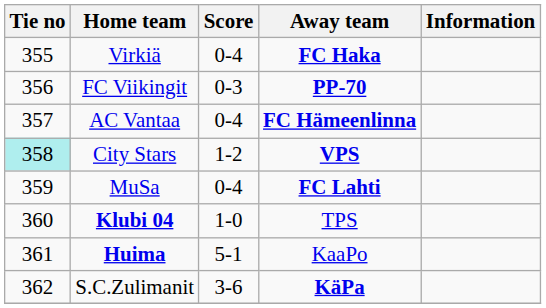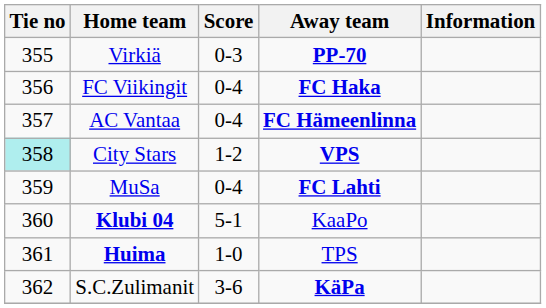(229, 54) 0-4 -> (229, 54) 0-3
(340, 54) FC Haka -> (340, 54) PP-70
(229, 87) 0-3 -> (229, 87) 0-4
(340, 87) PP-70 -> (340, 87) FC Haka
(229, 220) 1-0 -> (229, 220) 5-1
(340, 220) TPS -> (340, 220) KaaPo
(229, 253) 5-1 -> (229, 253) 1-0
(340, 253) KaaPo -> (340, 253) TPS
